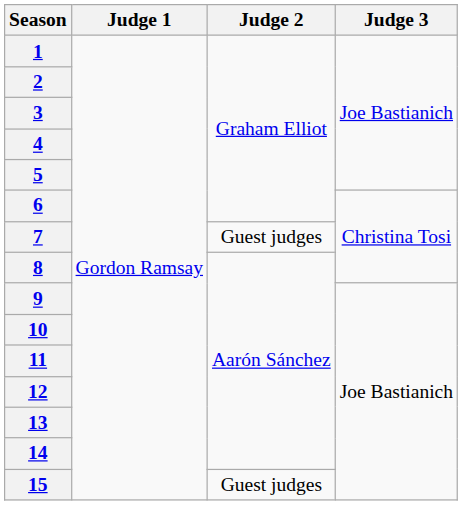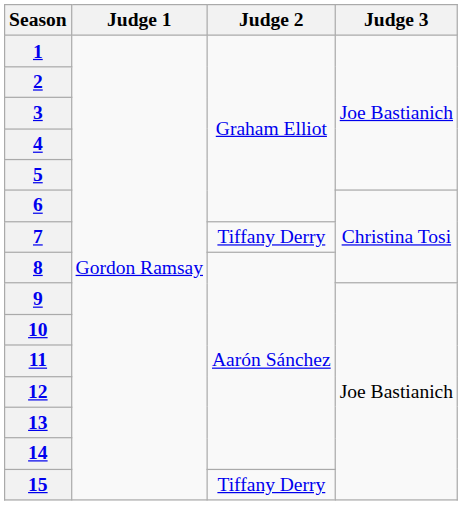(271, 236) Guest judges -> (271, 236) Tiffany Derry
(271, 484) Guest judges -> (271, 484) Tiffany Derry
